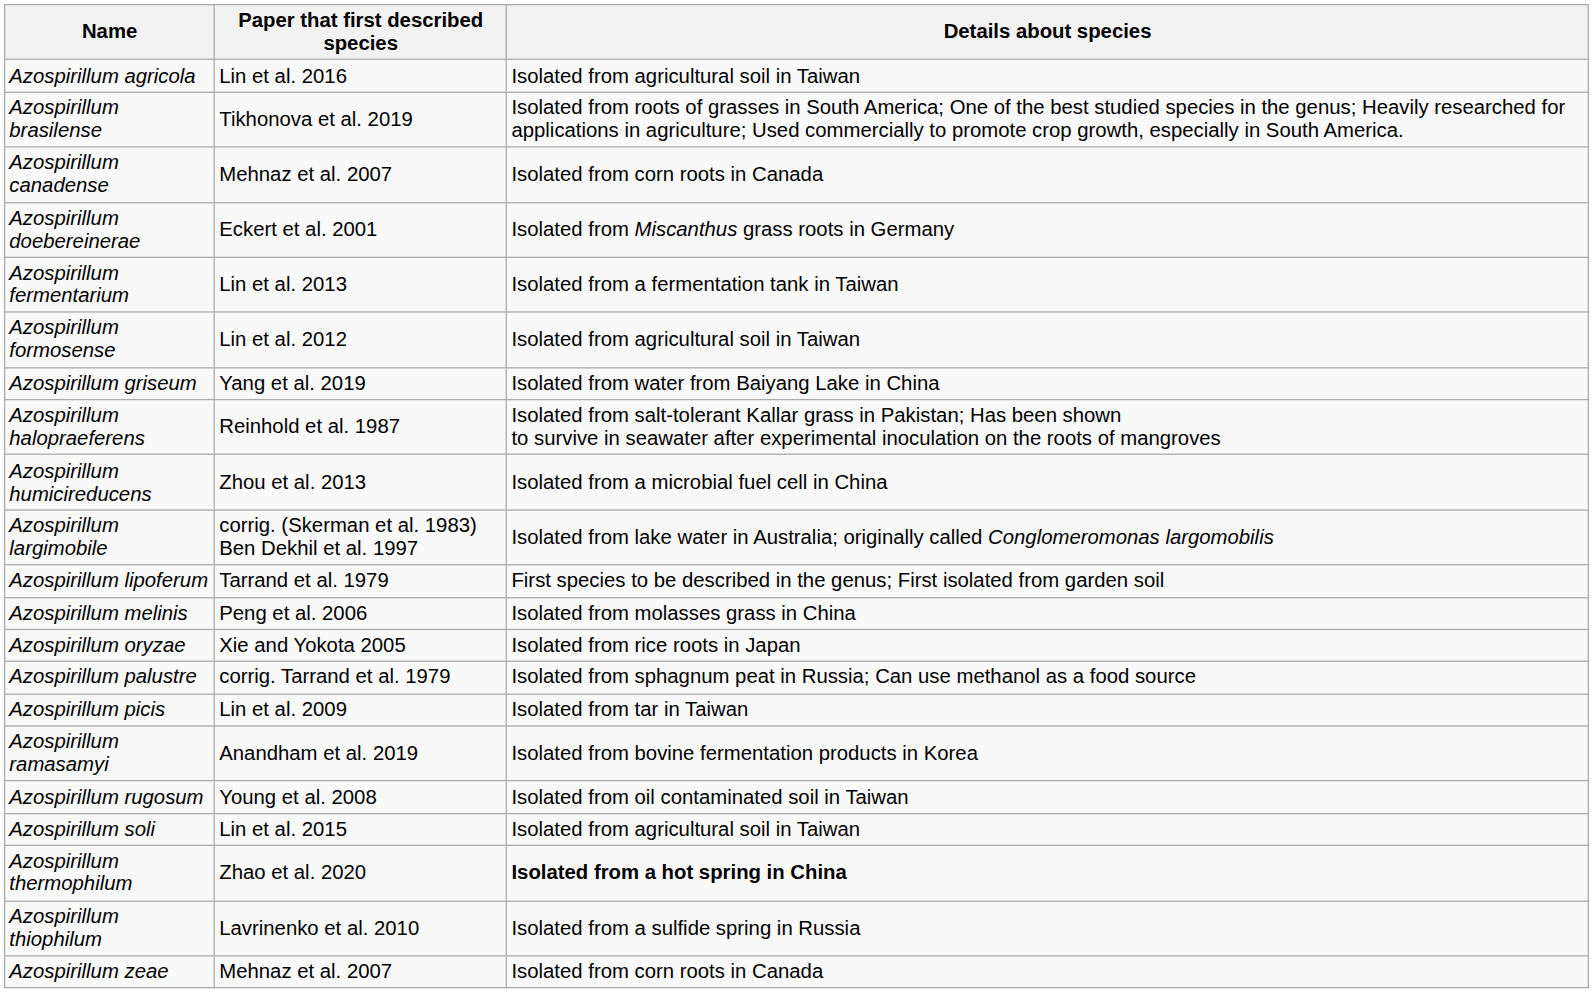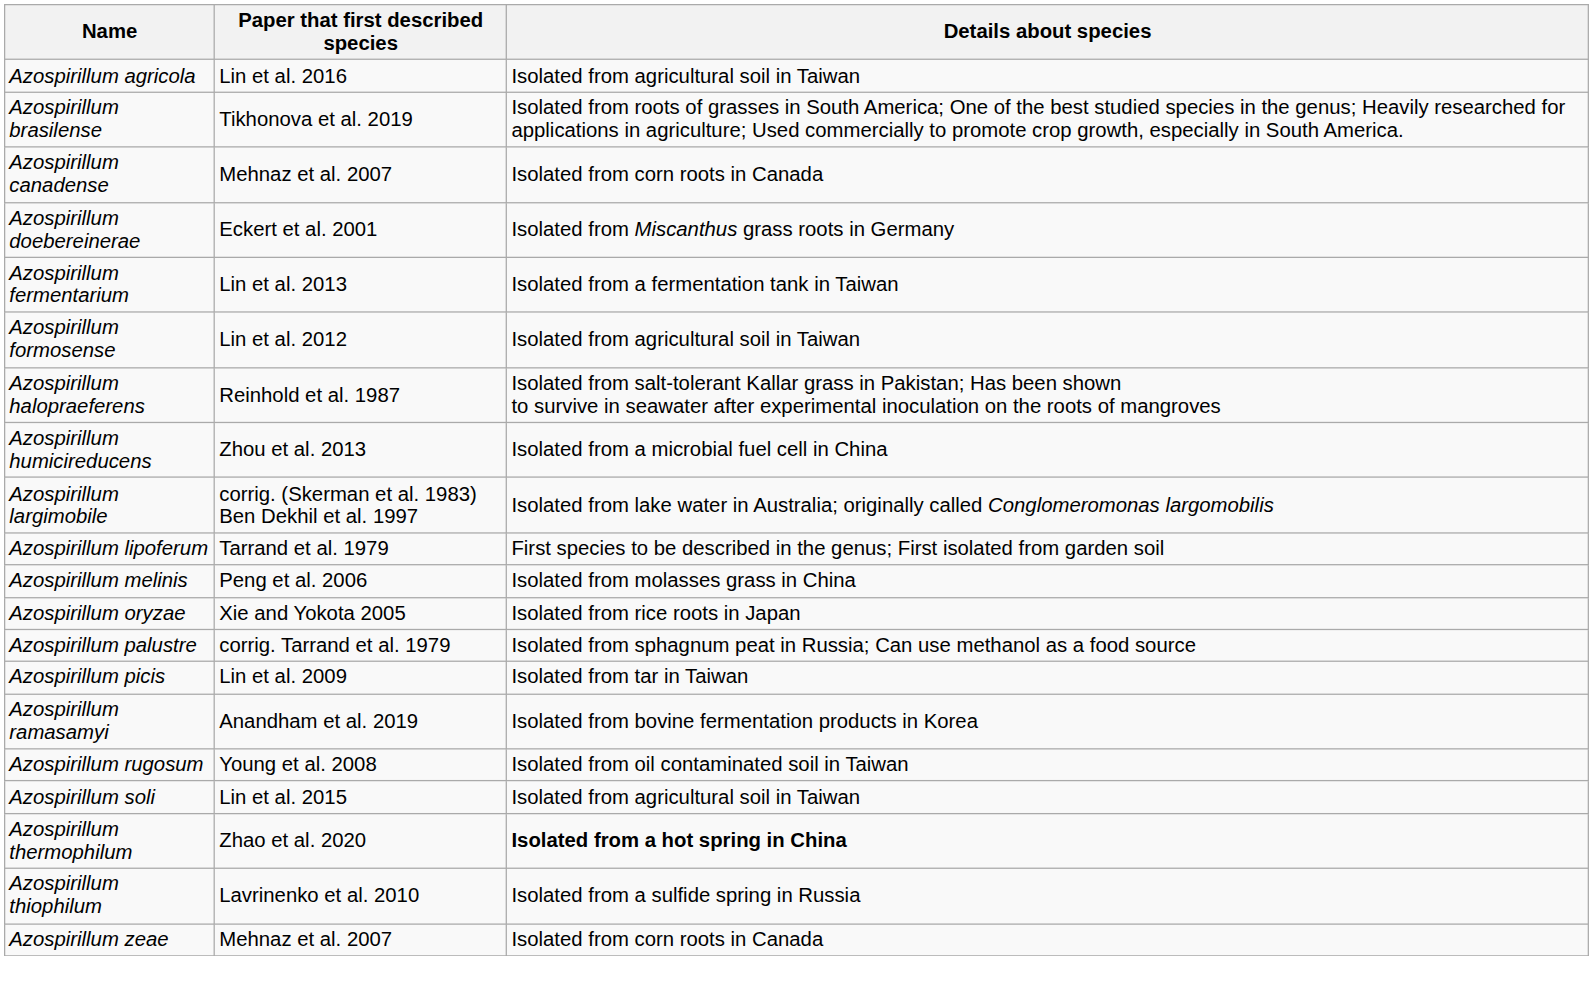- row: (103, 383)
